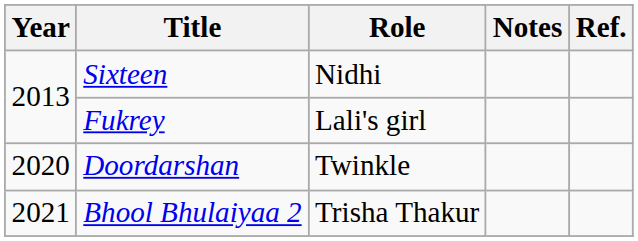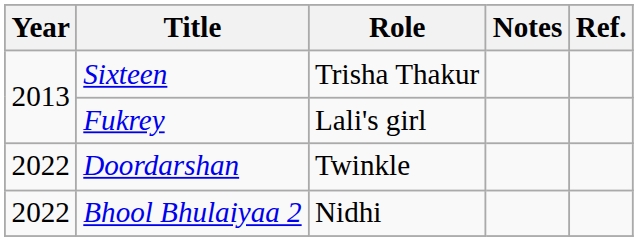(348, 73) Nidhi -> (397, 73) Trisha Thakur
(41, 166) 2020 -> (41, 166) 2022
(41, 212) 2021 -> (41, 212) 2022
(397, 212) Trisha Thakur -> (348, 212) Nidhi
